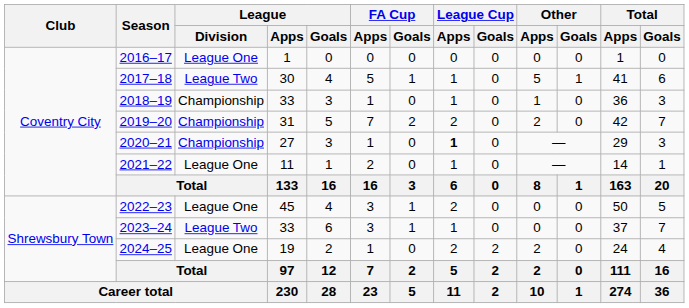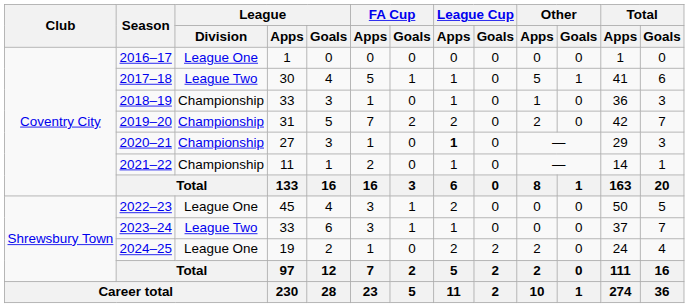(221, 164) League One -> (221, 164) Championship
